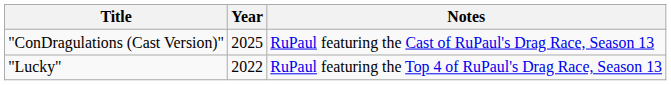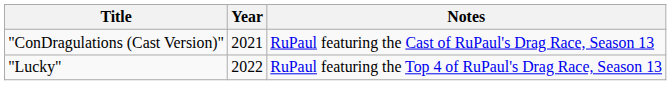(247, 42) 2025 -> (247, 42) 2021
